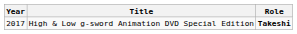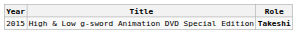(16, 23) 2017 -> (16, 23) 2015
